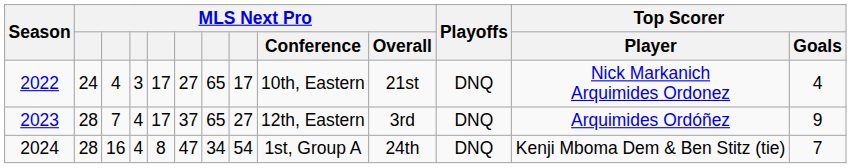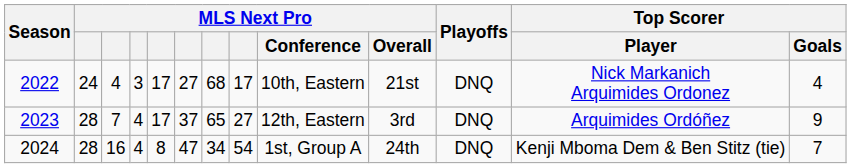(216, 83) 65 -> (216, 83) 68
